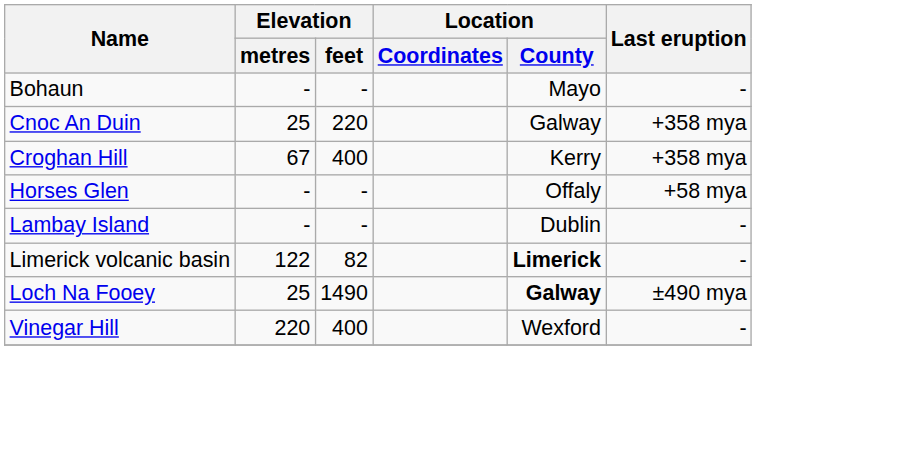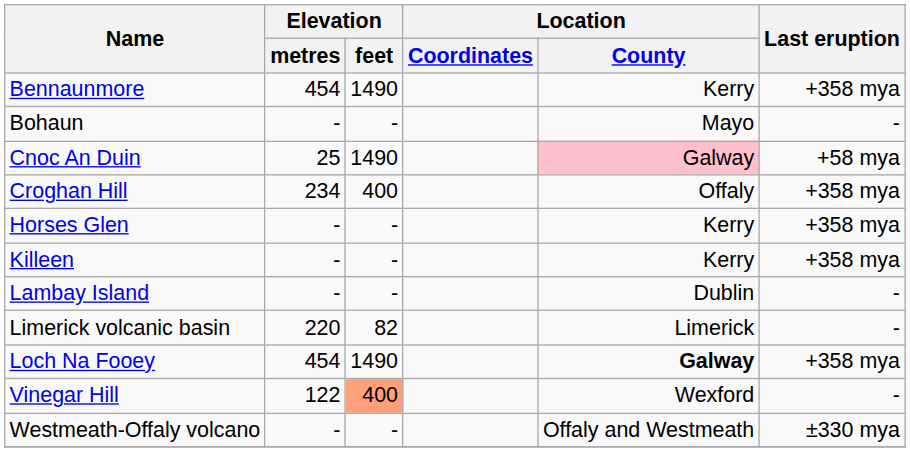+ row: (77, 89)
(350, 123) 220 -> (374, 157) 1490
(565, 123) no background -> (718, 157) pink background
(699, 123) +358 mya -> (859, 157) +58 mya
(298, 157) 67 -> (323, 191) 234
(575, 157) Kerry -> (726, 191) Offaly
(573, 191) Offaly -> (729, 225) Kerry
(705, 191) +58 mya -> (853, 225) +358 mya
+ row: (42, 259)
(292, 259) 122 -> (323, 327) 220
(557, 259) bold -> (714, 327) normal
(298, 293) 25 -> (323, 361) 454
(700, 293) ±490 mya -> (853, 361) +358 mya
(292, 327) 220 -> (323, 395) 122
(350, 327) no background -> (380, 395) lightsalmon background
+ row: (135, 429)
